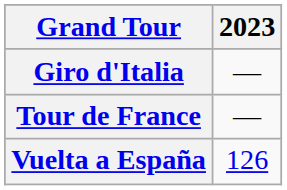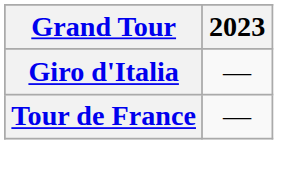- row: (109, 160)
